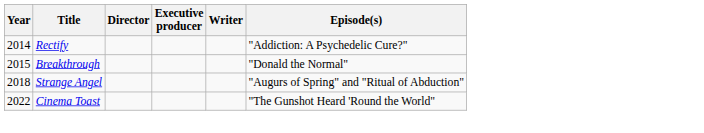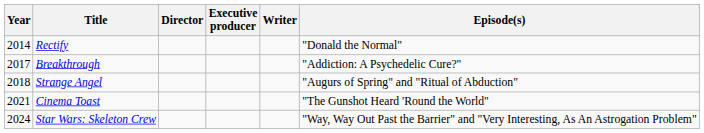(328, 45) "Addiction: A Psychedelic Cure?" -> (352, 45) "Donald the Normal"
(19, 63) 2015 -> (19, 63) 2017
(298, 63) "Donald the Normal" -> (382, 63) "Addiction: A Psychedelic Cure?"
(19, 100) 2022 -> (19, 100) 2021
+ row: (96, 119)
